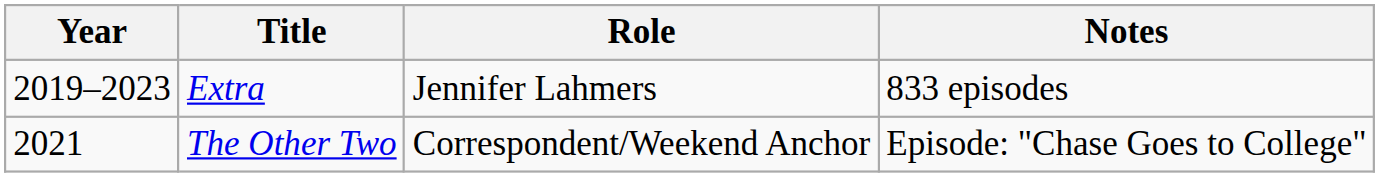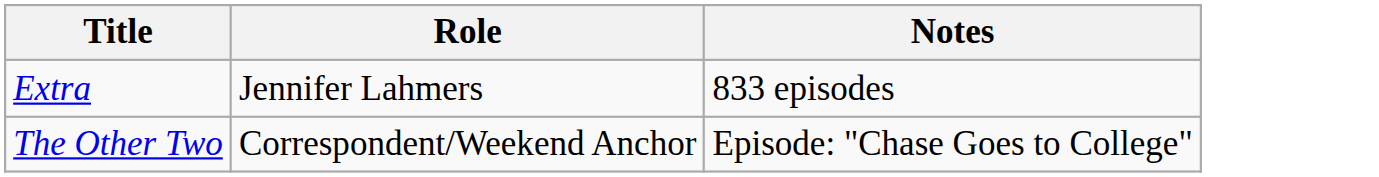- column: (92, 32)
